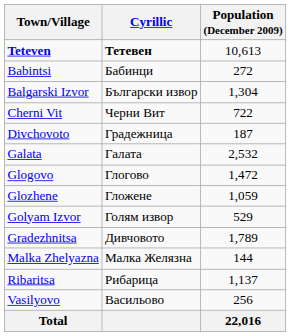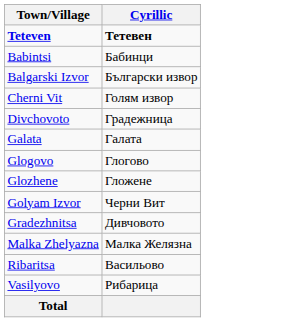- column: (243, 22)
(135, 112) Черни Вит -> (139, 98) Голям извор
(139, 216) Голям извор -> (135, 202) Черни Вит
(132, 279) Рибарица -> (135, 264) Васильово
(135, 300) Васильово -> (132, 285) Рибарица
